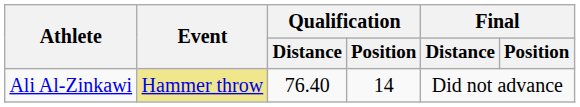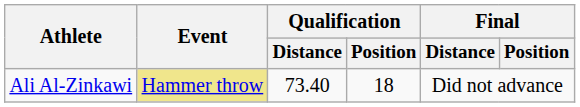(307, 85) 76.40 -> (307, 85) 73.40
(384, 85) 14 -> (384, 85) 18
